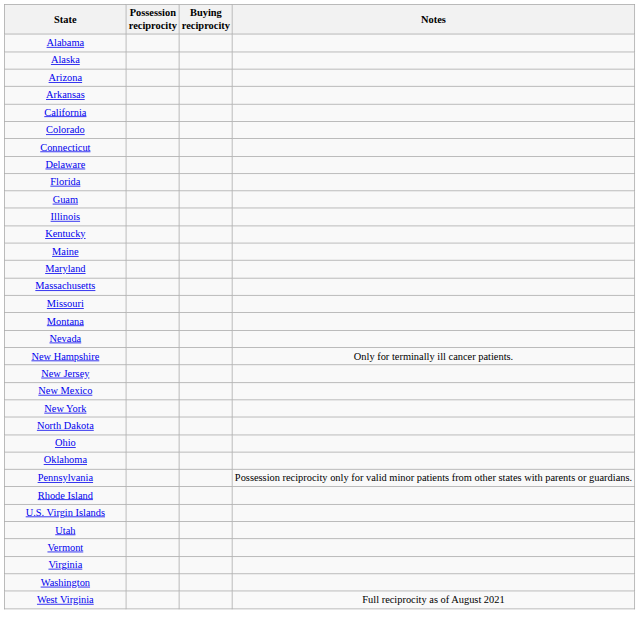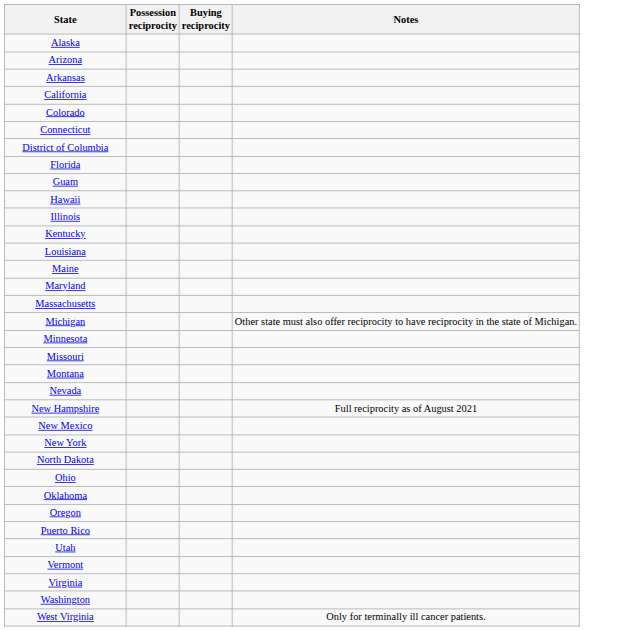- row: (65, 43)
- row: (65, 165)
+ row: (65, 147)
+ row: (65, 200)
+ row: (65, 252)
+ row: (65, 321)
+ row: (65, 339)
(433, 356) Only for terminally ill cancer patients. -> (406, 408) Full reciprocity as of August 2021
- row: (65, 374)
+ row: (65, 513)
- row: (65, 478)
+ row: (65, 530)
- row: (65, 495)
- row: (65, 513)
(433, 600) Full reciprocity as of August 2021 -> (406, 617) Only for terminally ill cancer patients.
